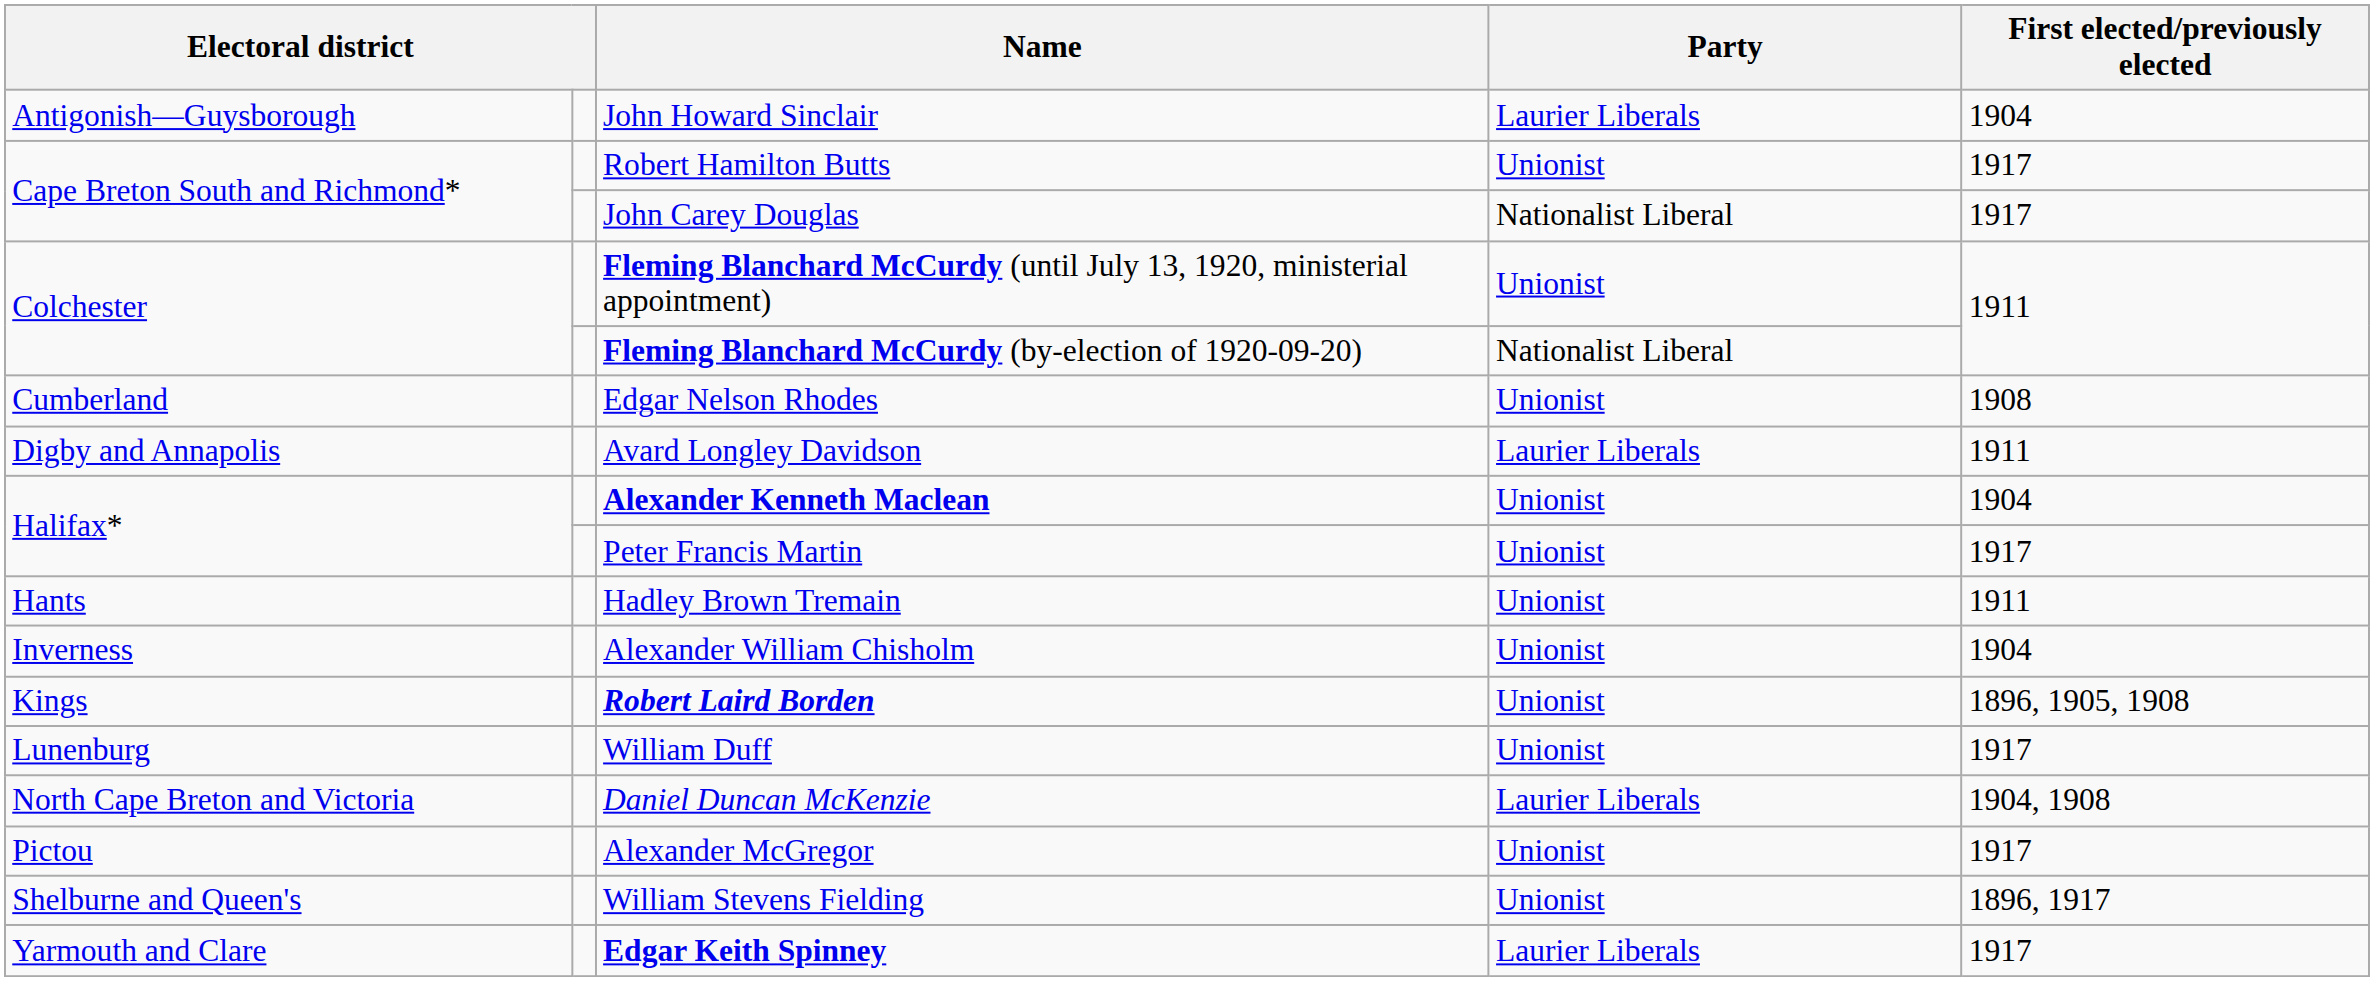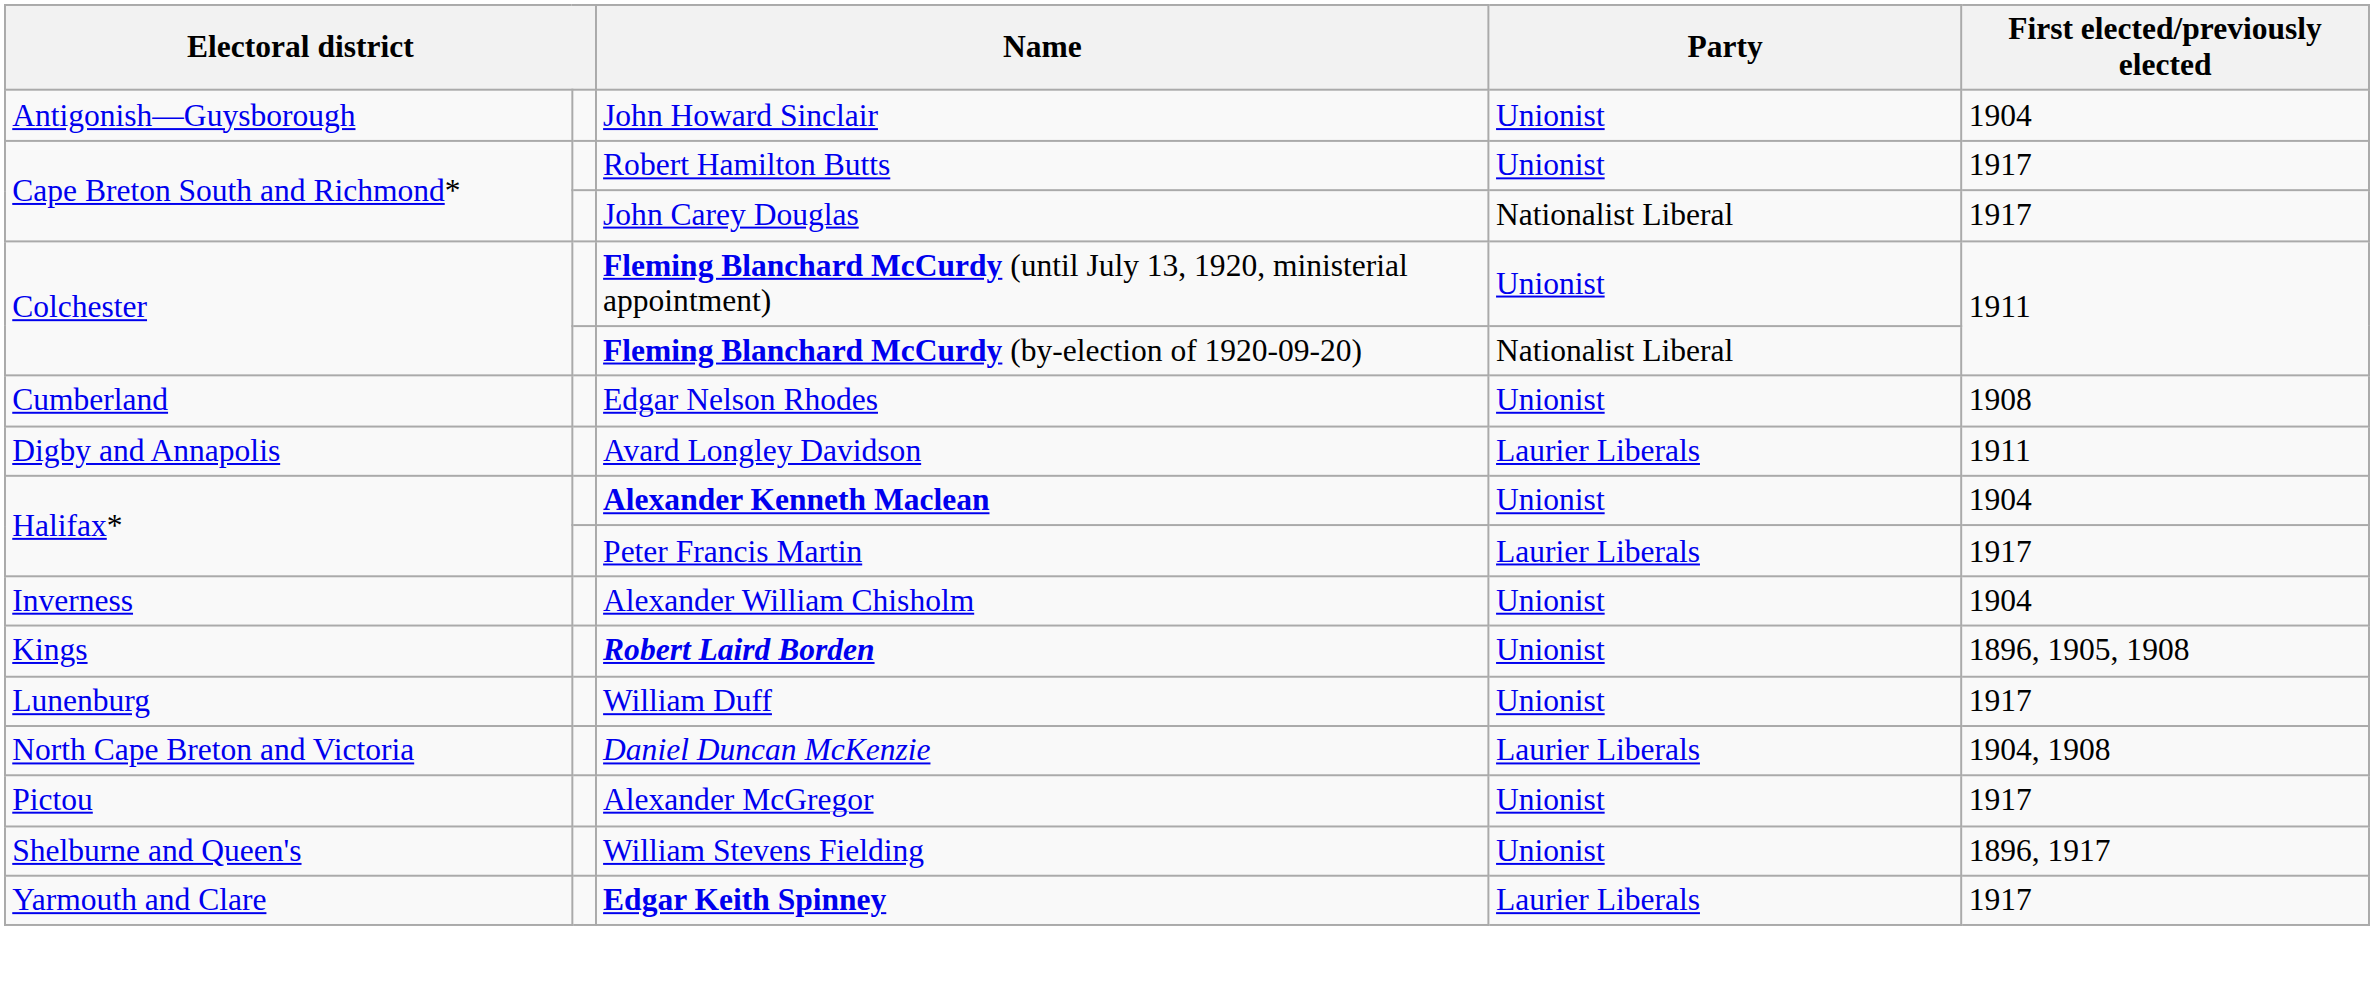(1598, 114) Laurier Liberals -> (1550, 114) Unionist
(1550, 550) Unionist -> (1598, 550) Laurier Liberals
- row: (752, 600)
